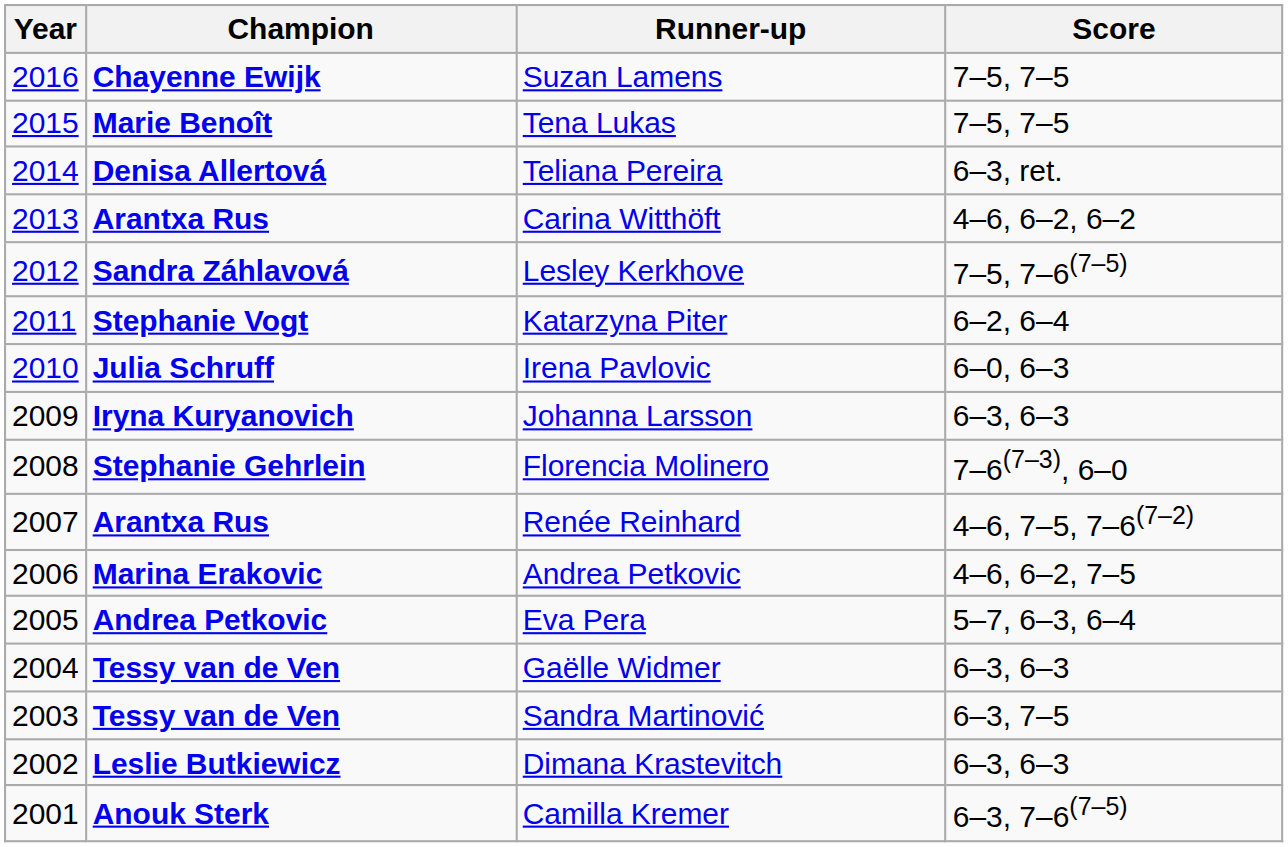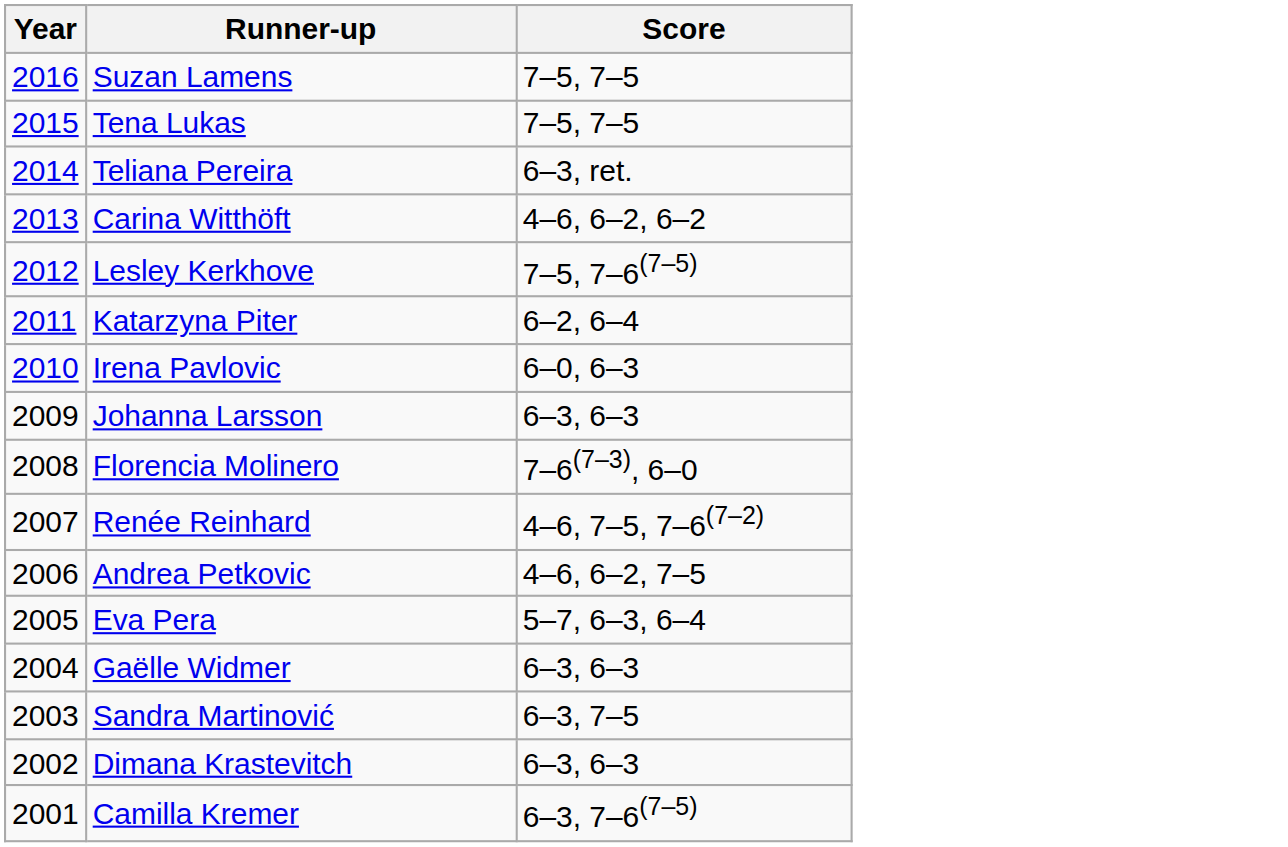- column: (301, 29)
